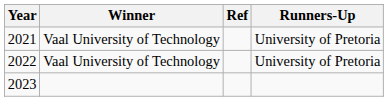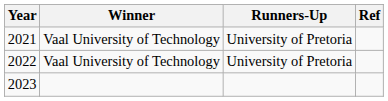columns swapped: (318, 15) <-> (237, 15)
